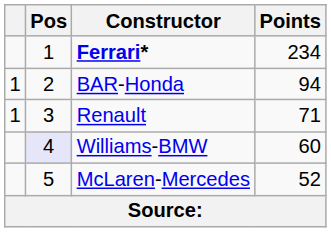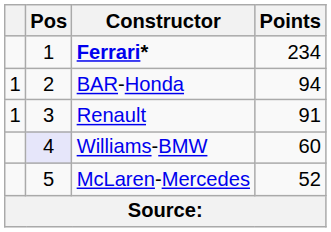(310, 115) 71 -> (310, 115) 91
